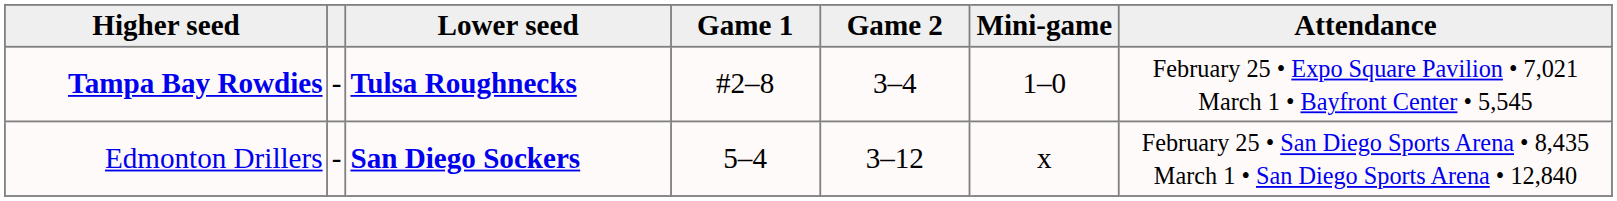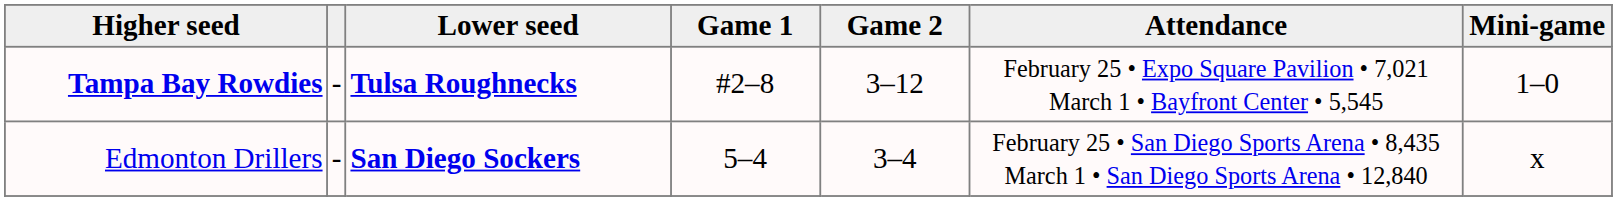columns swapped: (1044, 25) <-> (1365, 25)
(895, 83) 3–4 -> (895, 83) 3–12
(895, 158) 3–12 -> (895, 158) 3–4
